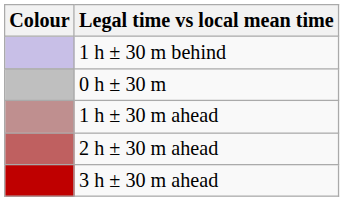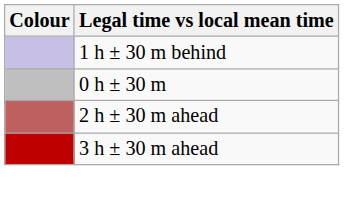- row: (149, 116)
